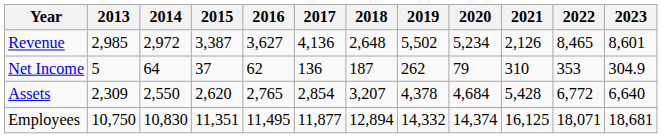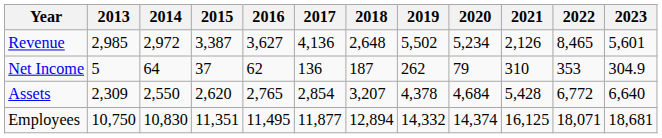(627, 42) 8,601 -> (627, 42) 5,601
